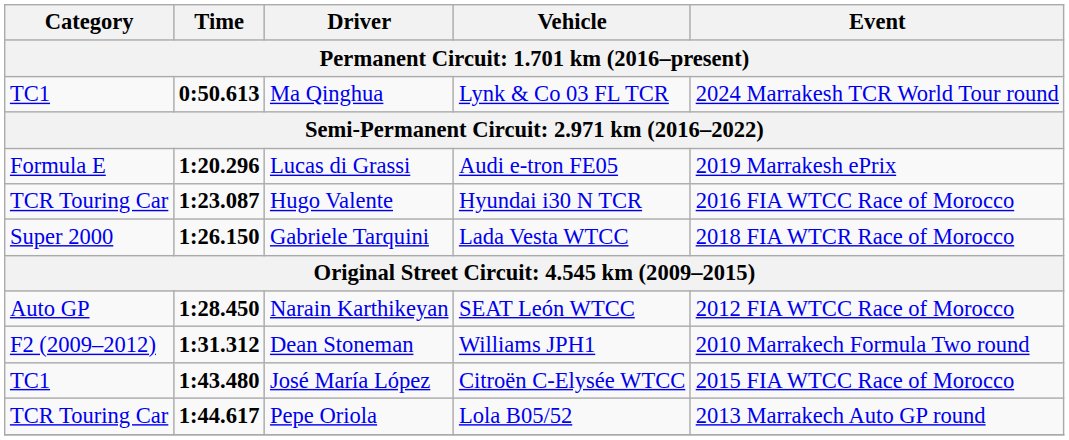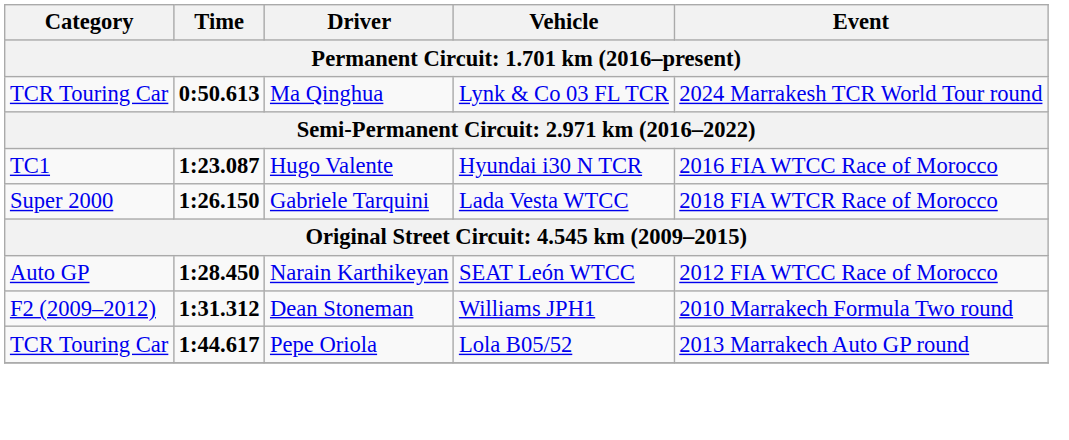(30, 93) TC1 -> (89, 93) TCR Touring Car
- row: (340, 165)
(89, 201) TCR Touring Car -> (30, 165) TC1
- row: (350, 380)
